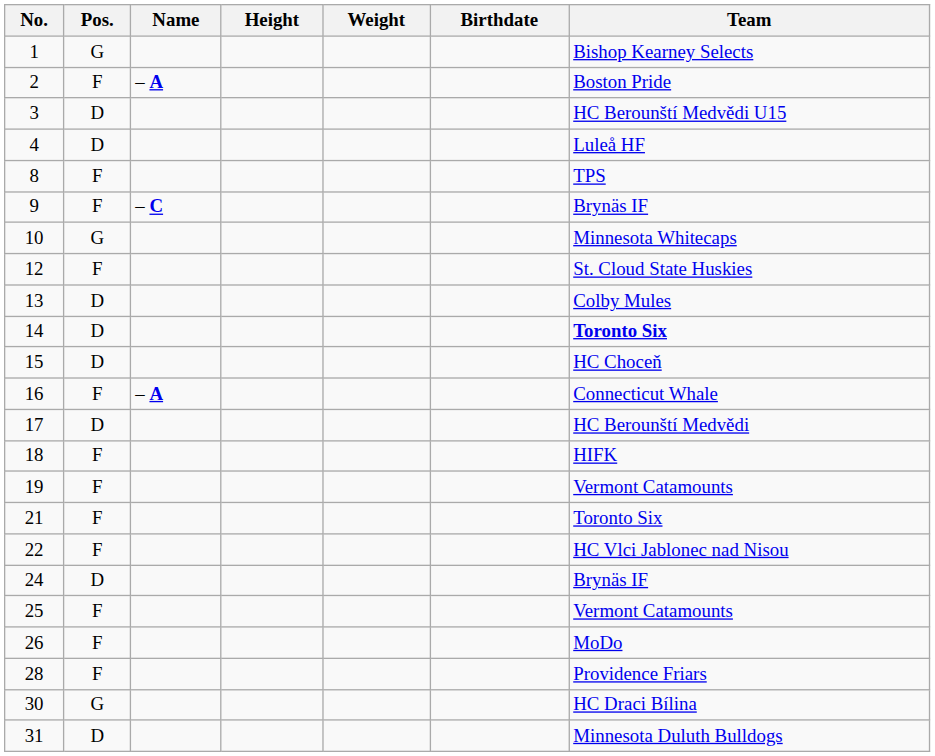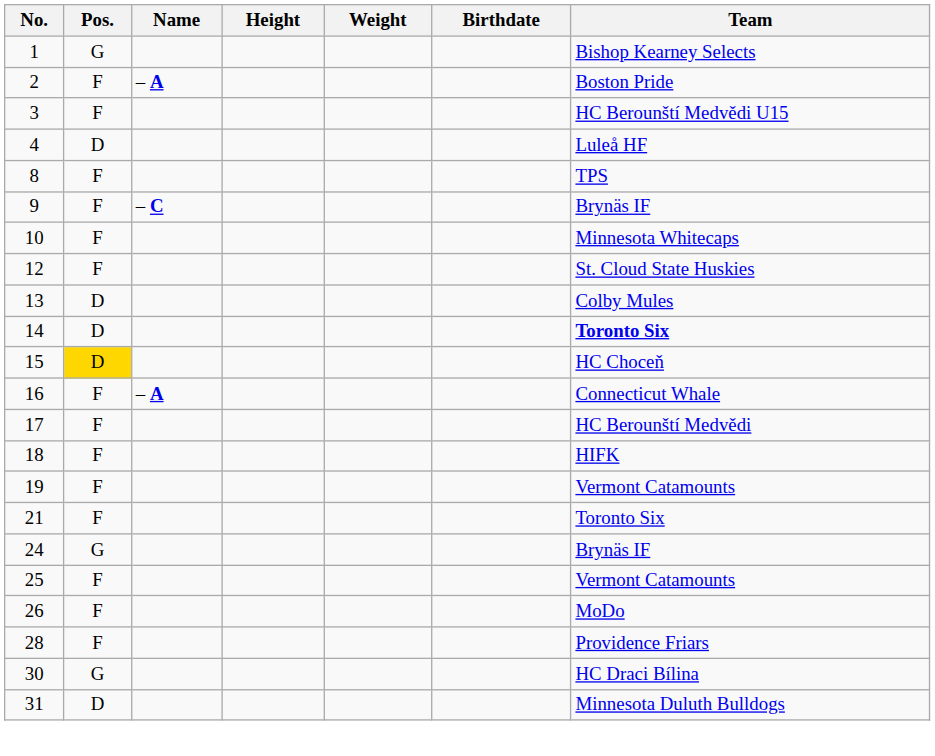(97, 113) D -> (98, 113) F
(97, 238) G -> (98, 238) F
(97, 362) no background -> (98, 362) gold background
(97, 424) D -> (98, 424) F
- row: (34, 549)
(97, 580) D -> (98, 549) G
